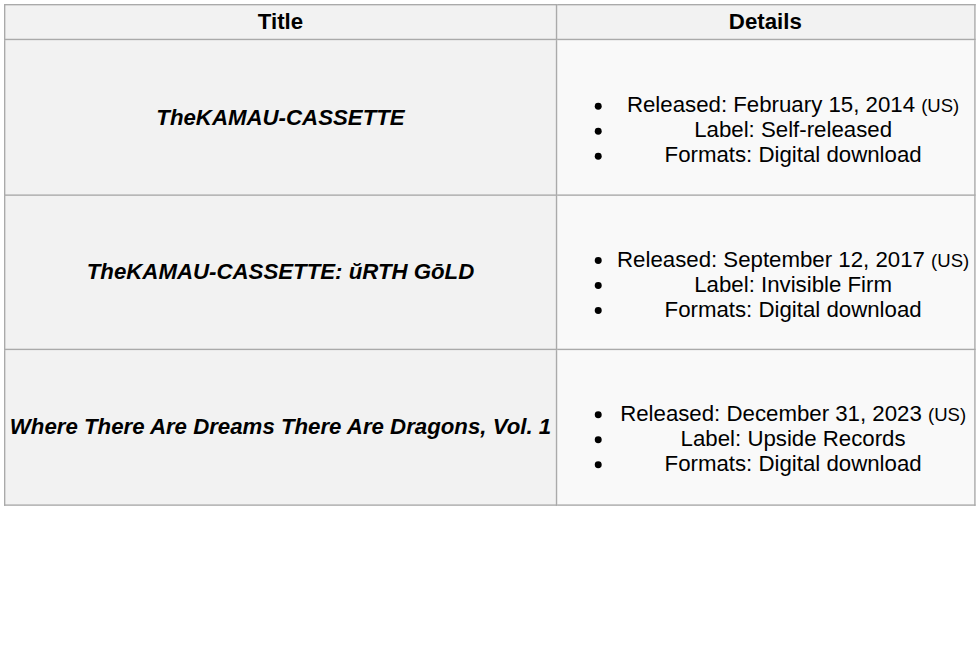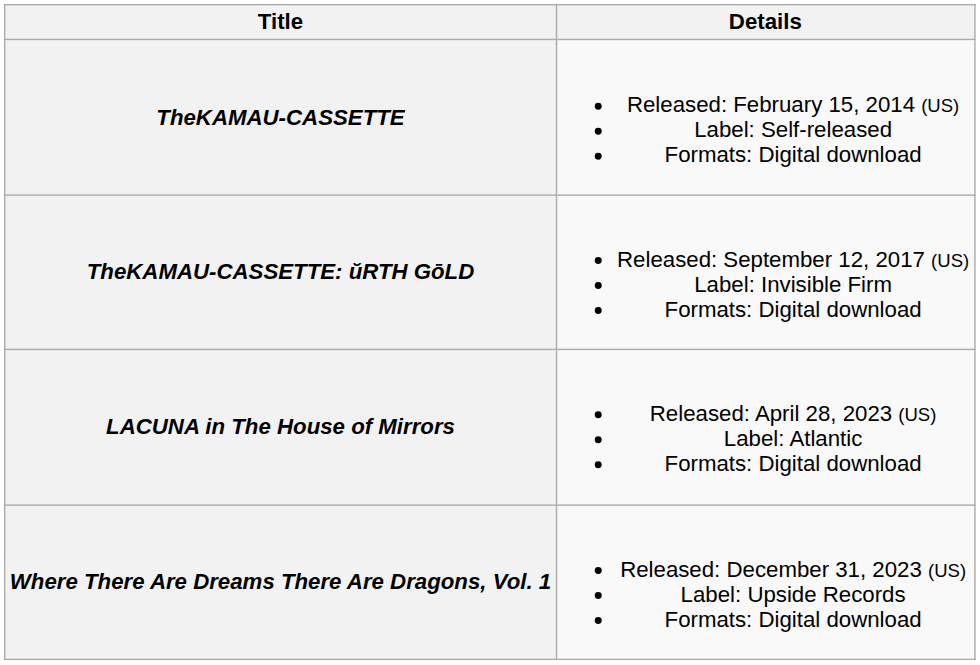+ row: (281, 426)
